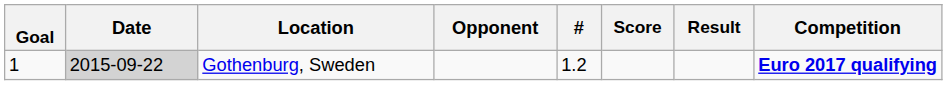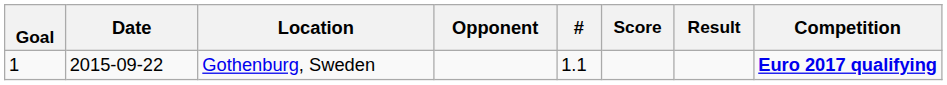(116, 66) lightgrey background -> (116, 66) no background
(574, 66) 1.2 -> (574, 66) 1.1
